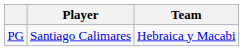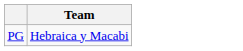- column: (81, 14)
